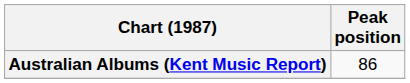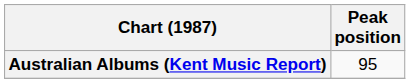(368, 64) 86 -> (368, 64) 95
